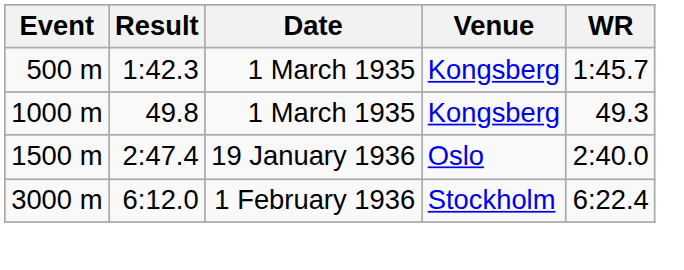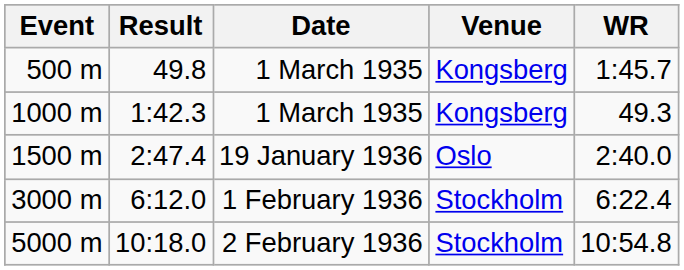(161, 69) 1:42.3 -> (180, 69) 49.8
(172, 112) 49.8 -> (168, 112) 1:42.3
+ row: (57, 243)
